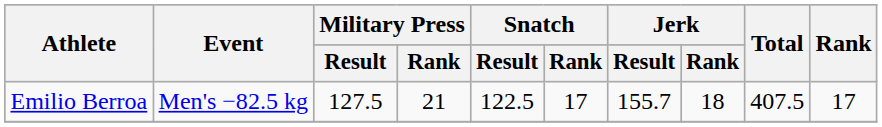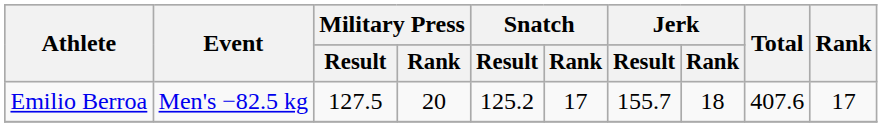(434, 101) 21 -> (434, 101) 20
(507, 101) 122.5 -> (507, 101) 125.2
(777, 101) 407.5 -> (777, 101) 407.6
